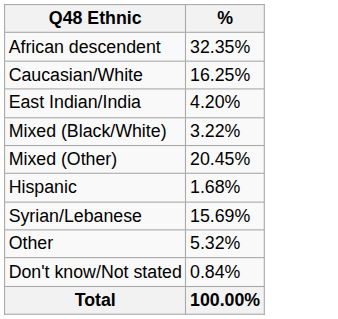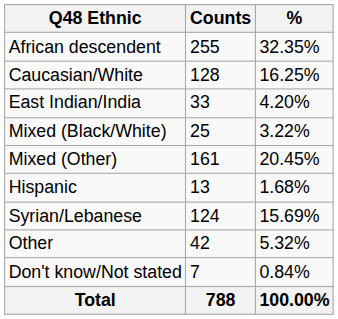+ column: (221, 18)
